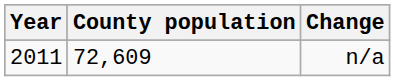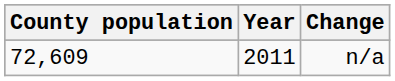columns swapped: (36, 23) <-> (184, 23)
